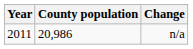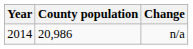(20, 34) 2011 -> (20, 34) 2014
